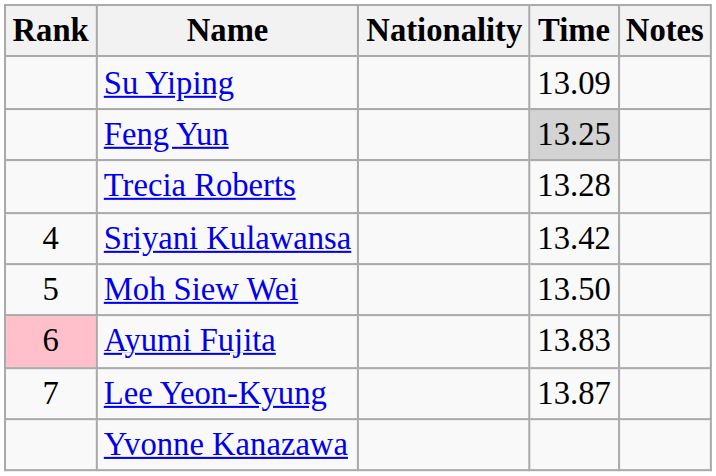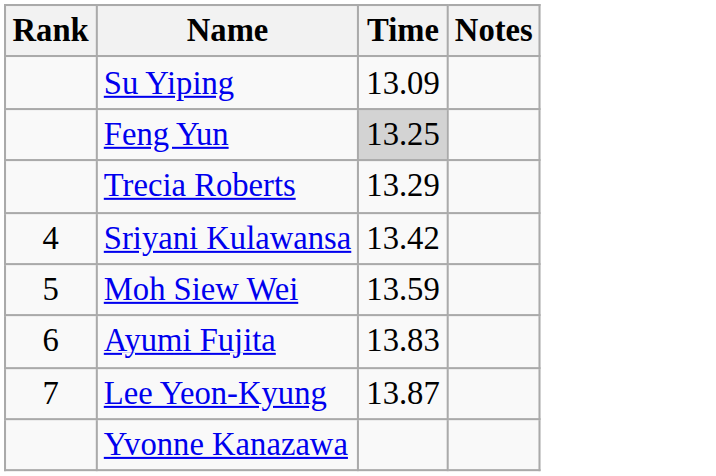- column: (444, 30)
(574, 185) 13.28 -> (403, 185) 13.29
(574, 289) 13.50 -> (403, 289) 13.59
(51, 340) pink background -> (51, 340) no background
